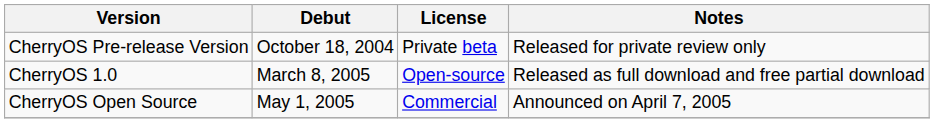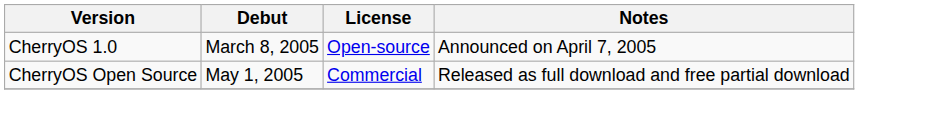- row: (129, 46)
(719, 74) Released as full download and free partial download -> (547, 46) Announced on April 7, 2005
(622, 103) Announced on April 7, 2005 -> (644, 74) Released as full download and free partial download
